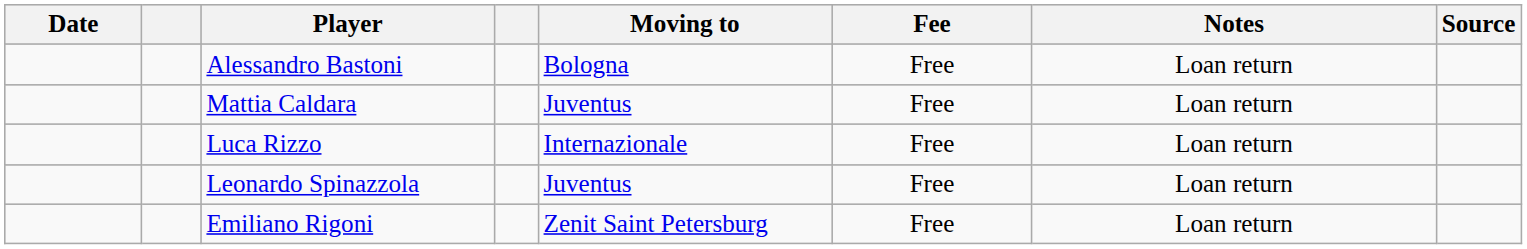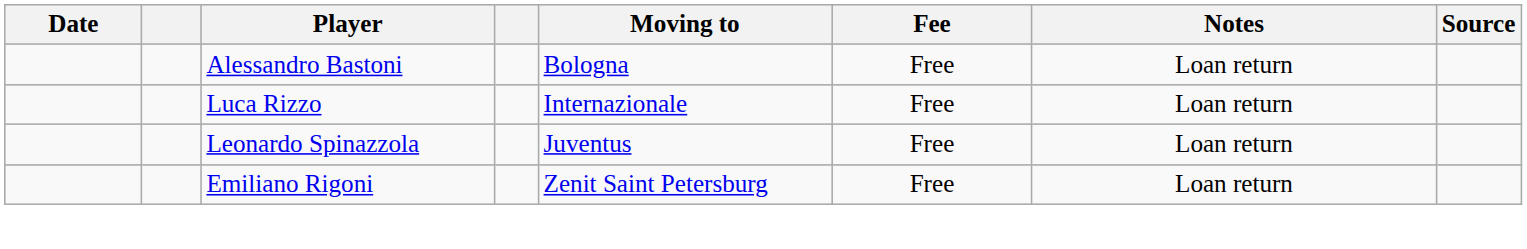- row: (281, 104)
